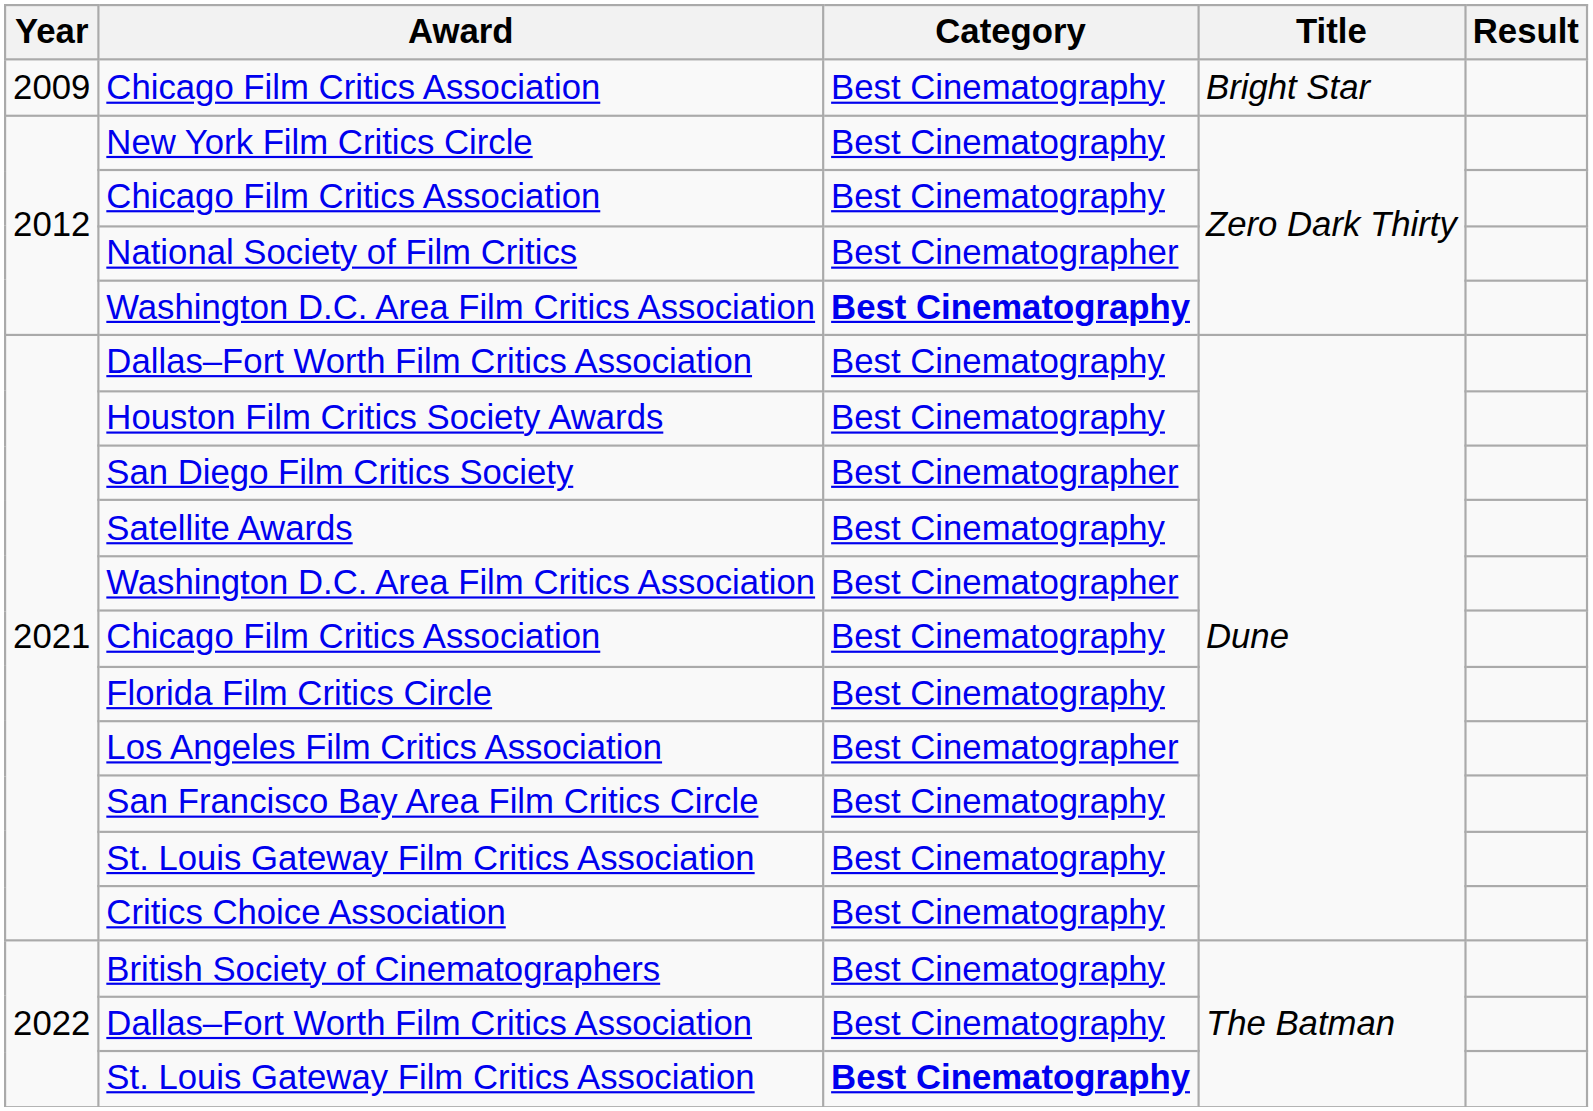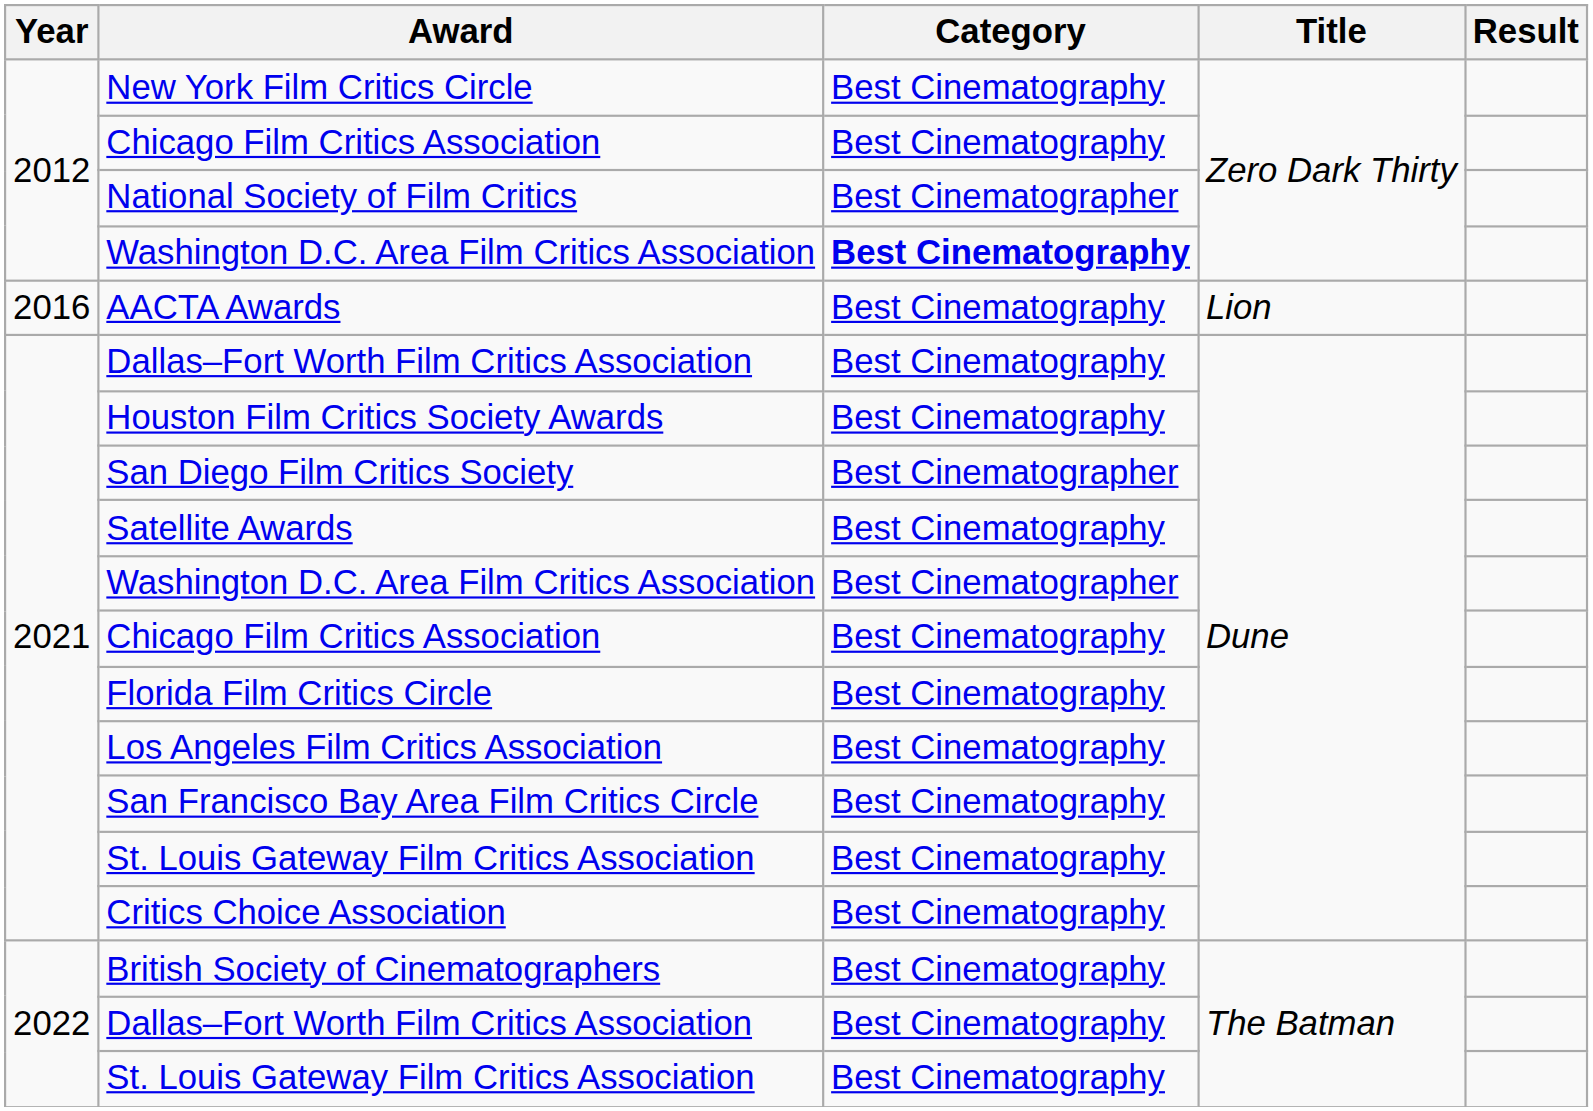- row: (52, 87)
+ row: (52, 307)
(1005, 747) Best Cinematographer -> (998, 747) Best Cinematography
(1011, 1078) bold -> (998, 1078) normal
